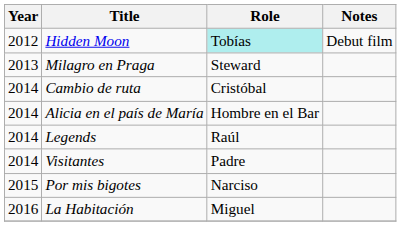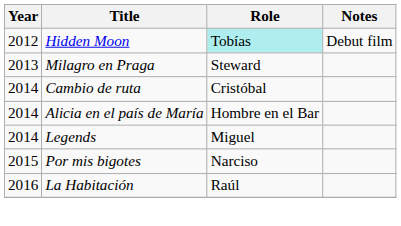(225, 137) Raúl -> (233, 137) Miguel
- row: (75, 161)
(233, 209) Miguel -> (225, 185) Raúl
